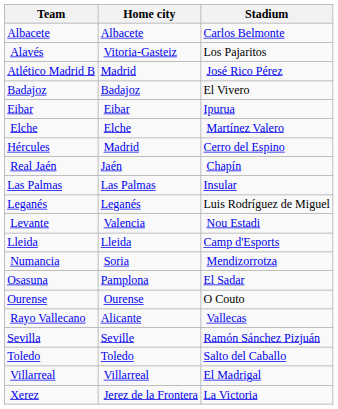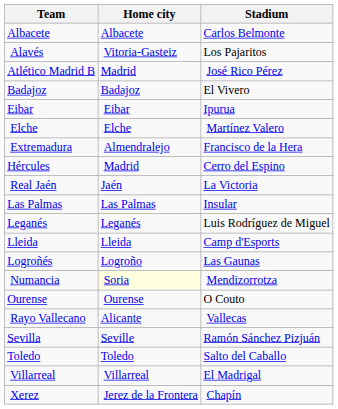+ row: (40, 147)
(222, 166) Chapín -> (230, 185) La Victoria
- row: (28, 223)
+ row: (30, 261)
(115, 261) no background -> (115, 280) lightyellow background
- row: (27, 280)
(230, 394) La Victoria -> (222, 394) Chapín
